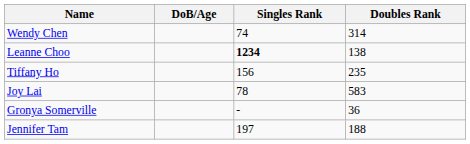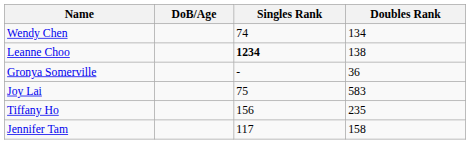(357, 33) 314 -> (357, 33) 134
rows swapped: (33, 72) <-> (52, 110)
(242, 91) 78 -> (242, 91) 75
(245, 130) 197 -> (245, 130) 117
(357, 130) 188 -> (357, 130) 158
